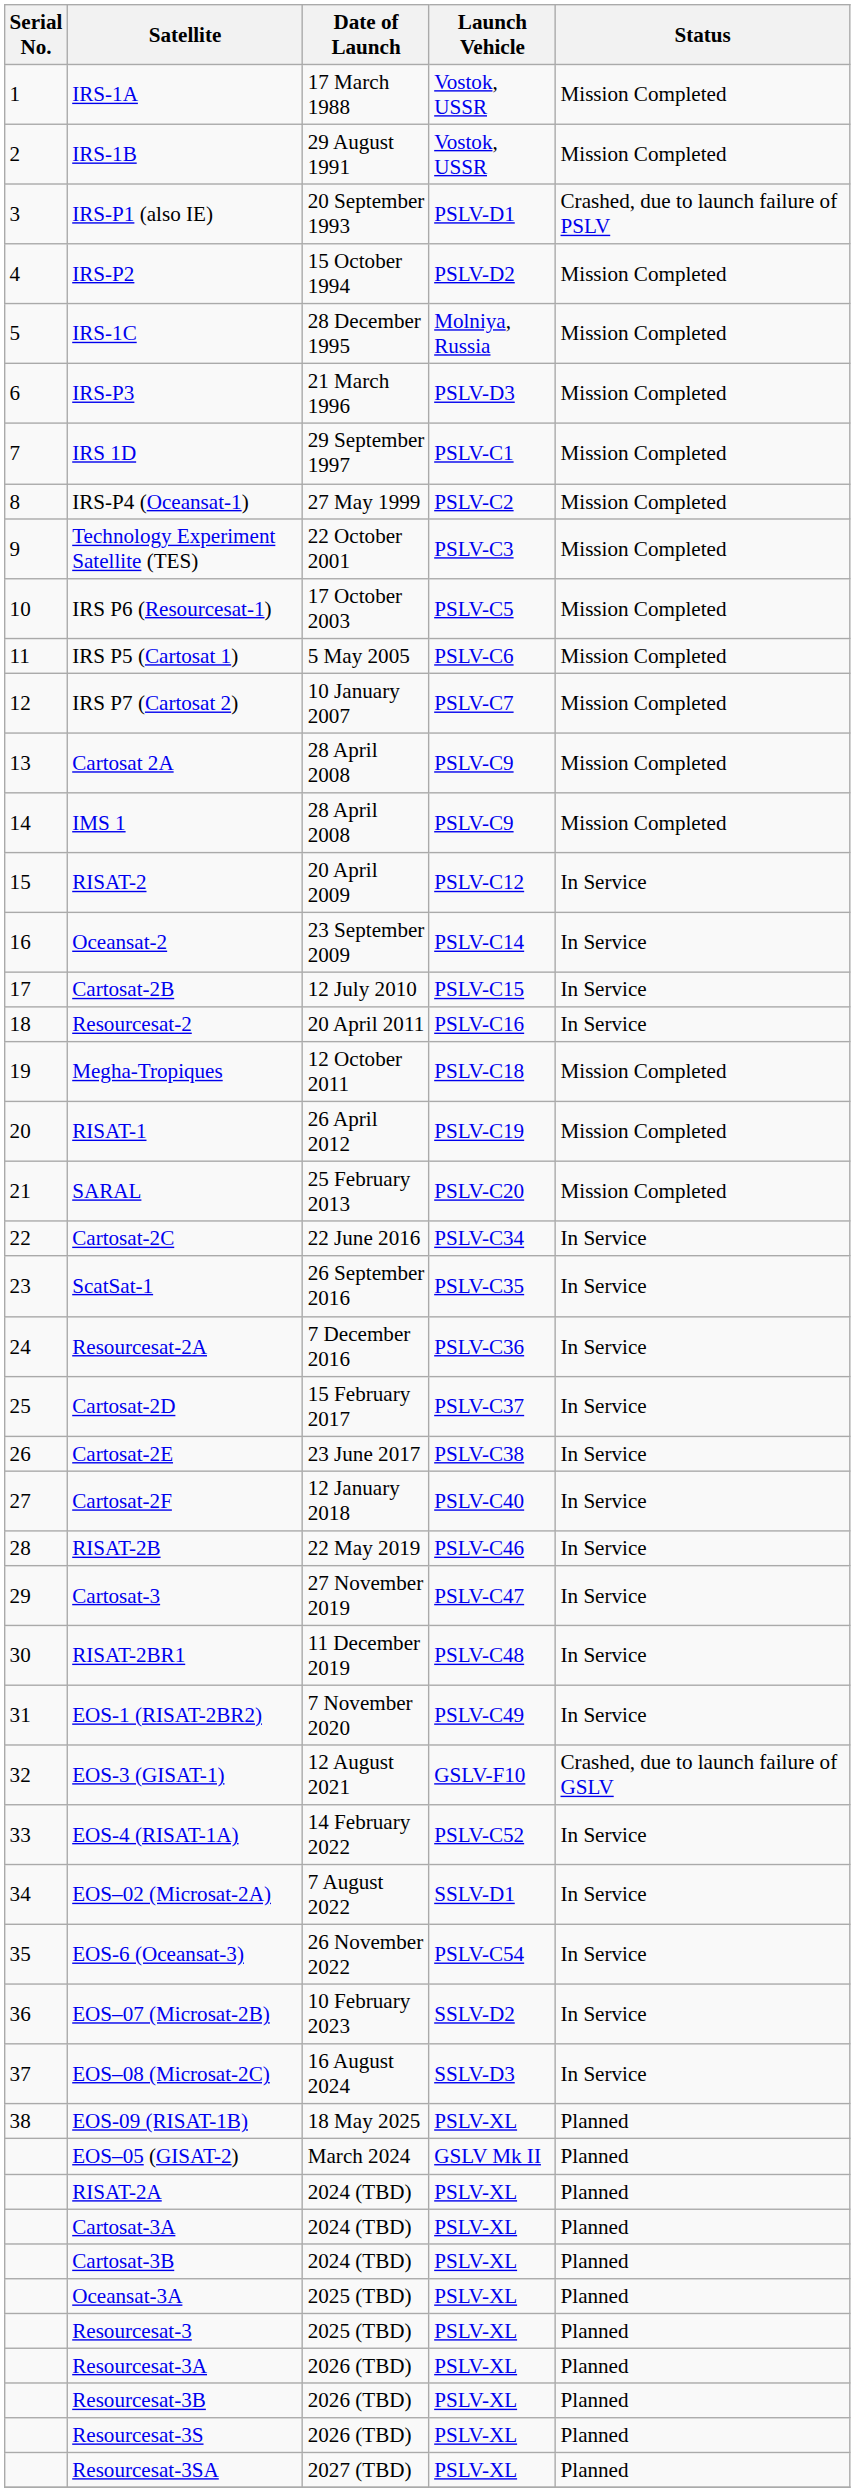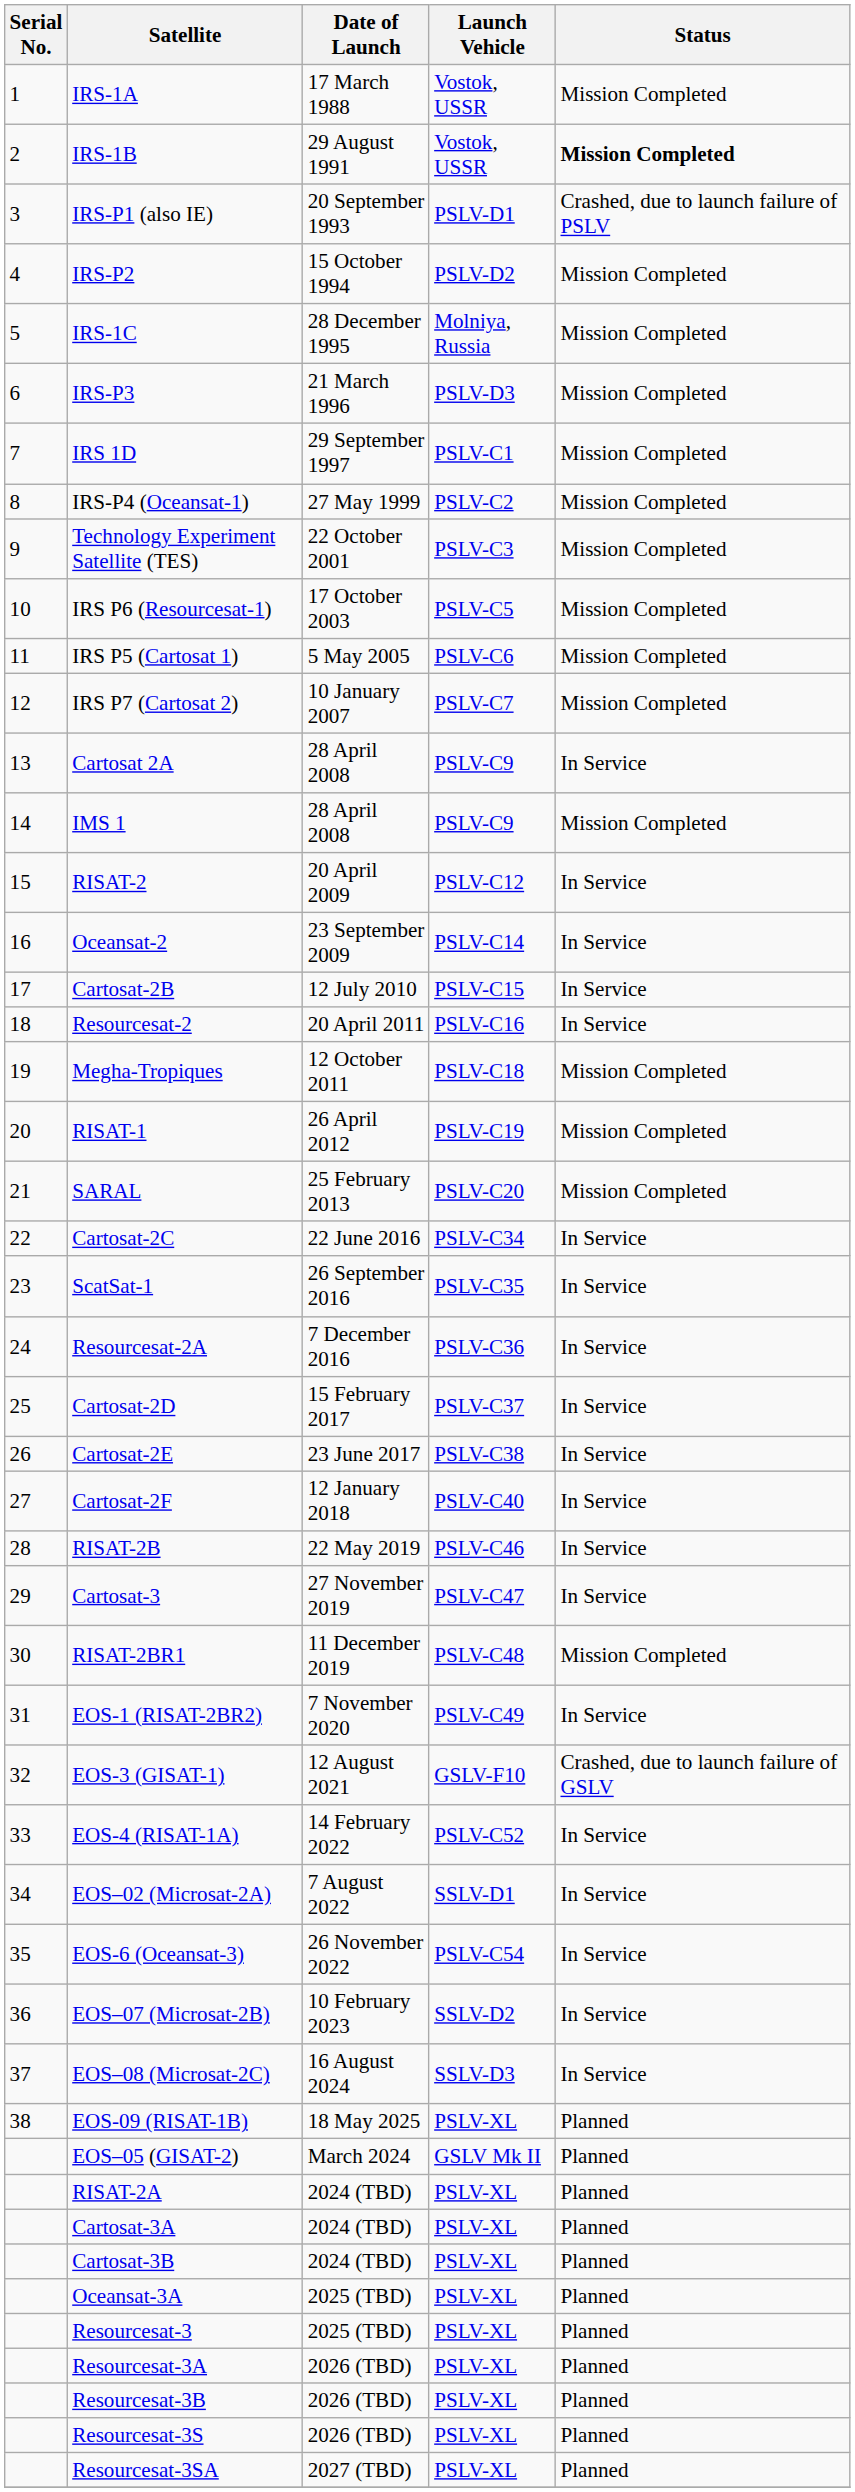(644, 154) normal -> (648, 154) bold
(644, 762) Mission Completed -> (604, 762) In Service
(604, 1655) In Service -> (643, 1655) Mission Completed
